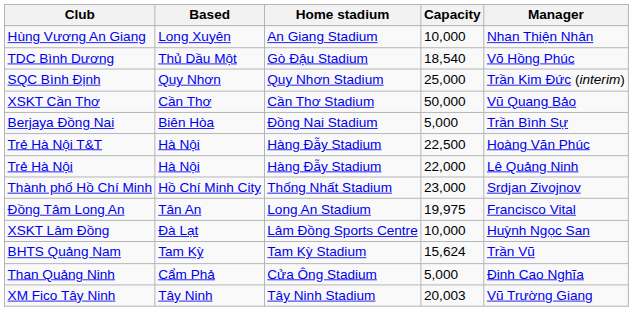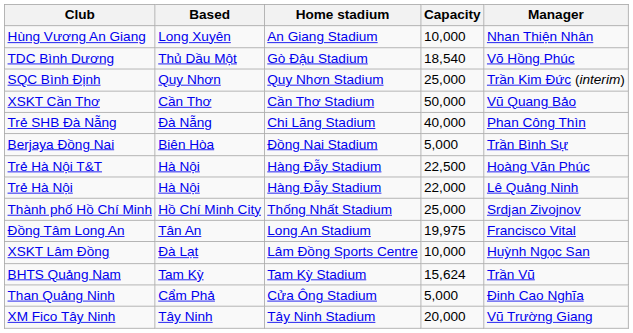+ row: (62, 123)
(445, 187) 23,000 -> (445, 209) 25,000
(445, 295) 20,003 -> (445, 317) 20,000
